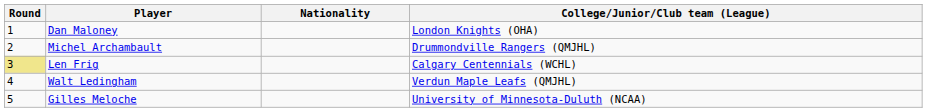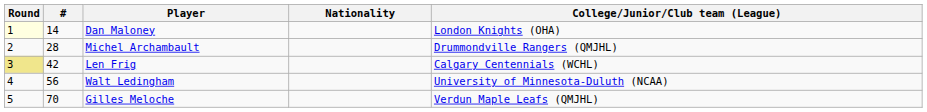+ column: (63, 13)
(10, 30) no background -> (10, 30) lightyellow background
(494, 82) Verdun Maple Leafs (QMJHL) -> (551, 82) University of Minnesota-Duluth (NCAA)
(529, 99) University of Minnesota-Duluth (NCAA) -> (516, 99) Verdun Maple Leafs (QMJHL)
